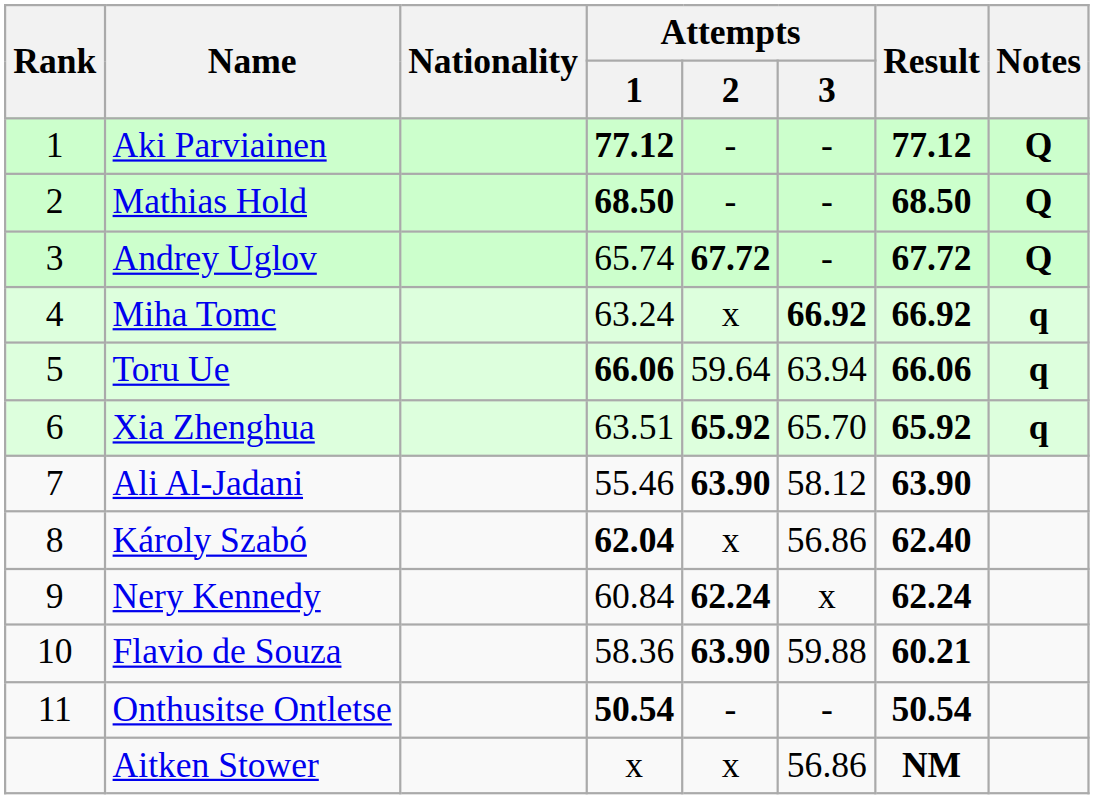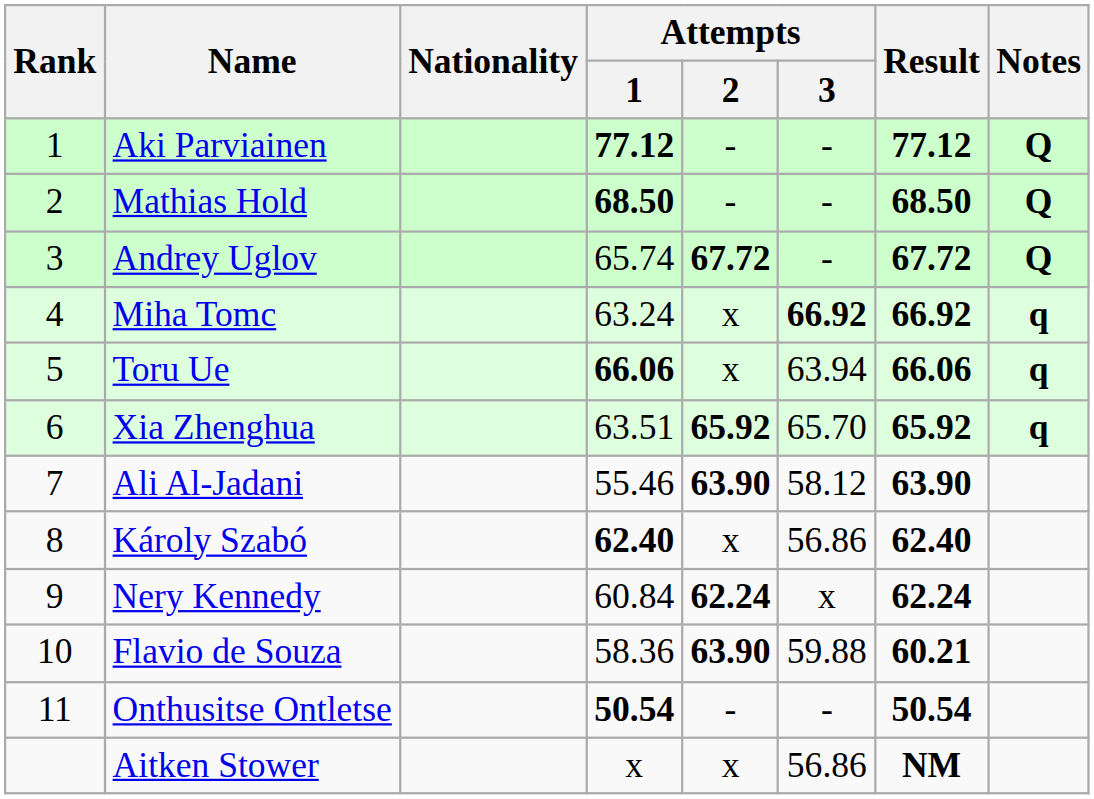(731, 370) 59.64 -> (731, 370) x
(634, 539) 62.04 -> (634, 539) 62.40
